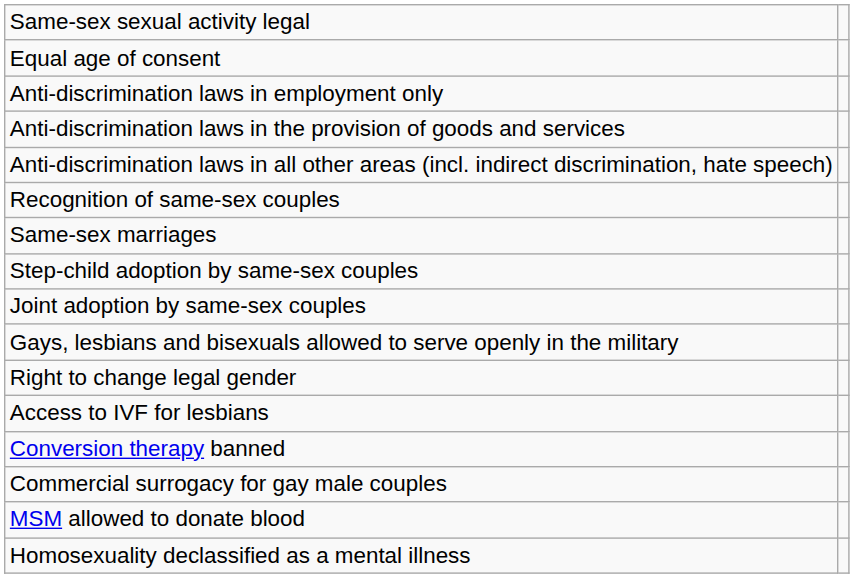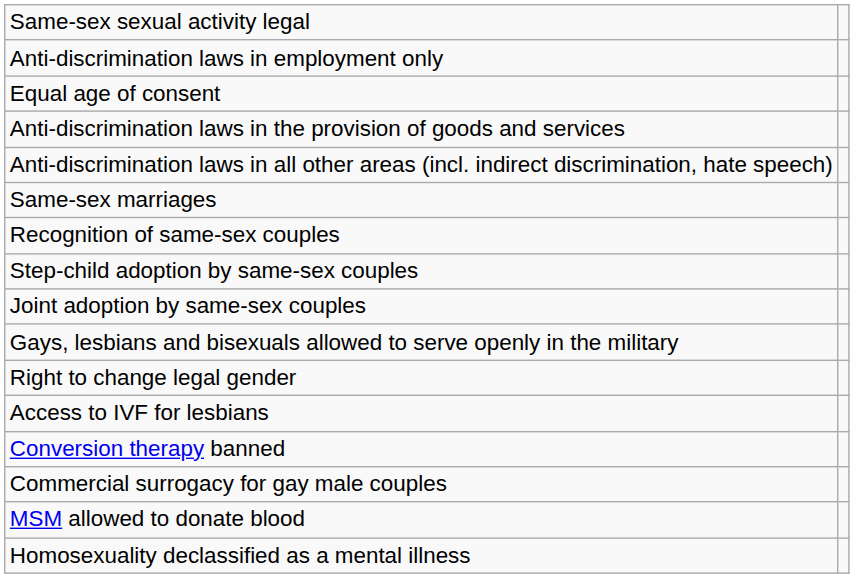rows swapped: (115, 57) <-> (226, 93)
rows swapped: (113, 235) <-> (175, 199)
